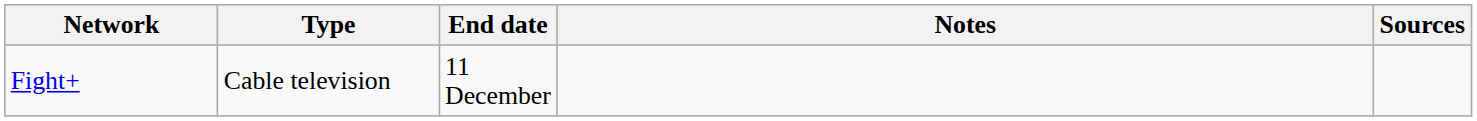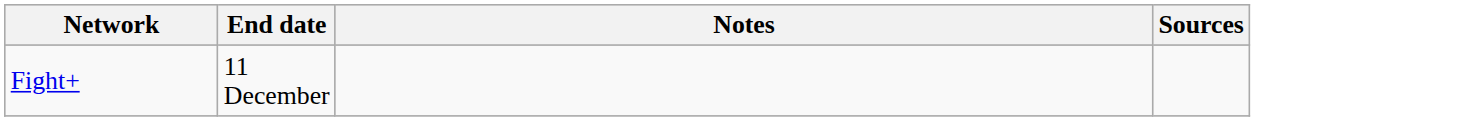- column: (329, 24)
